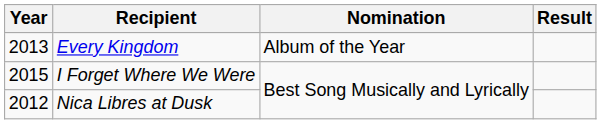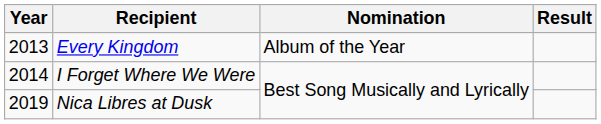(29, 75) 2015 -> (29, 75) 2014
(29, 103) 2012 -> (29, 103) 2019
